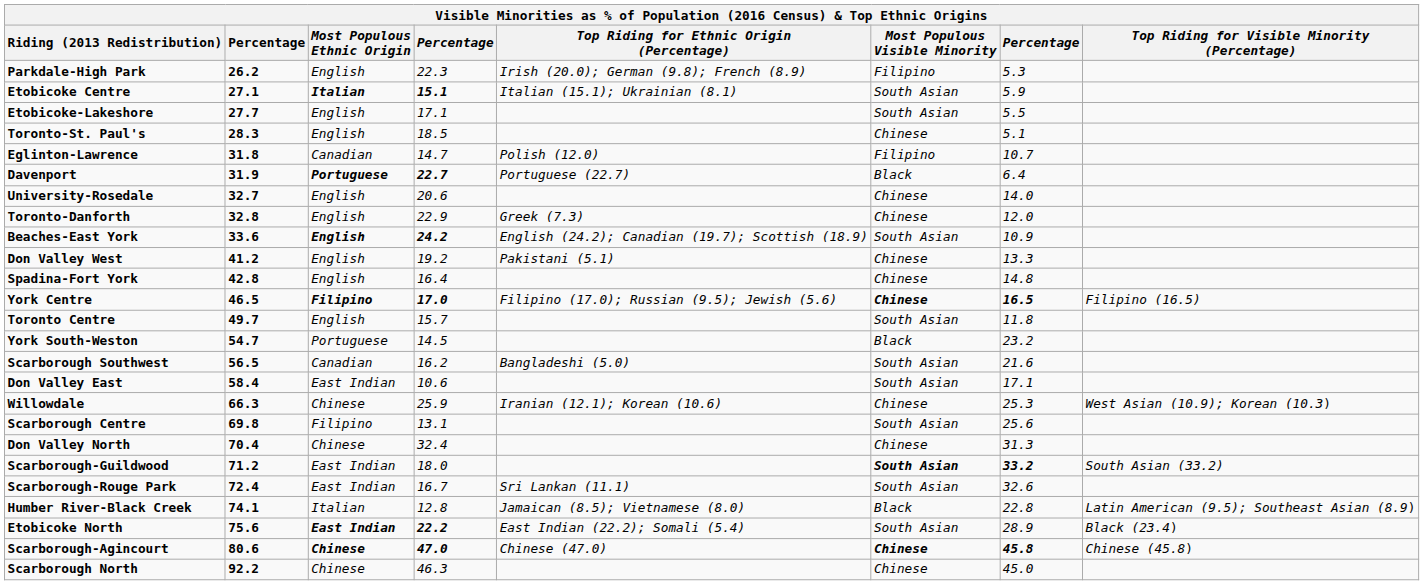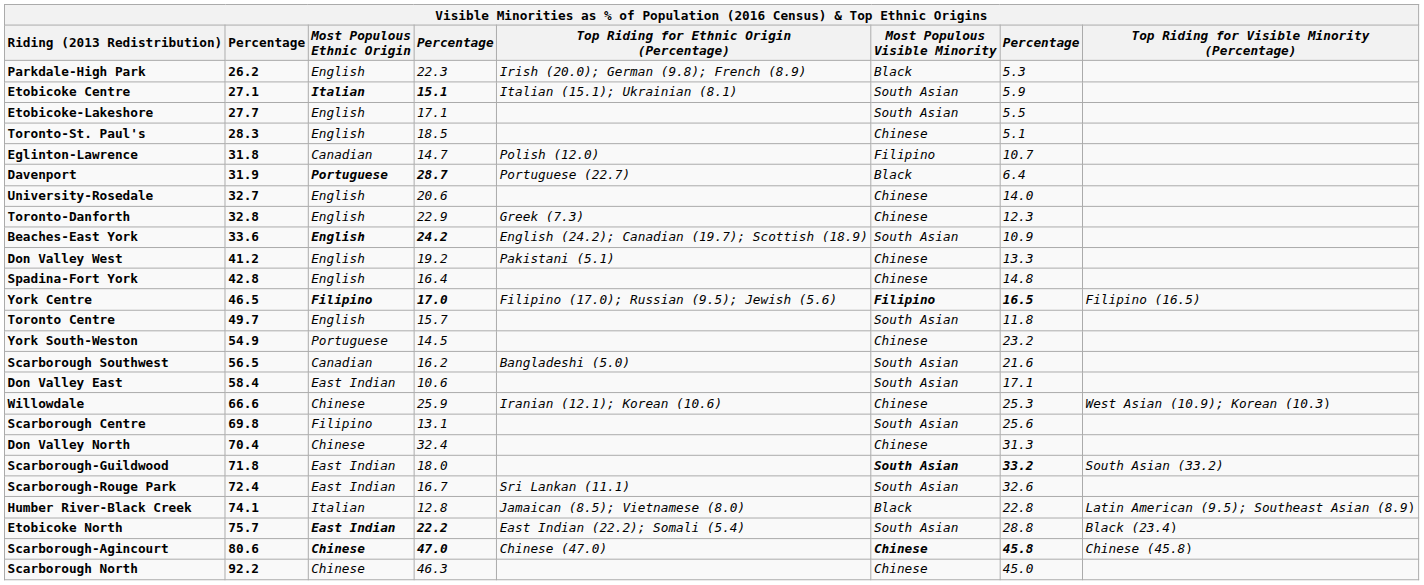(905, 71) Filipino -> (893, 71) Black
(432, 175) 22.7 -> (432, 175) 28.7
(1018, 216) 12.0 -> (1018, 216) 12.3
(901, 300) Chinese -> (905, 300) Filipino
(244, 341) 54.7 -> (244, 341) 54.9
(893, 341) Black -> (901, 341) Chinese
(244, 403) 66.3 -> (244, 403) 66.6
(244, 466) 71.2 -> (244, 466) 71.8
(244, 528) 75.6 -> (244, 528) 75.7
(1018, 528) 28.9 -> (1018, 528) 28.8
